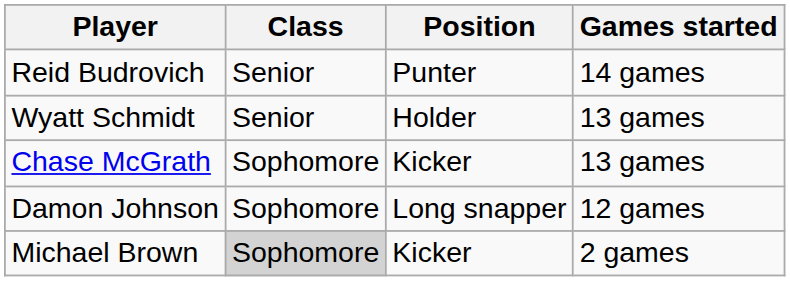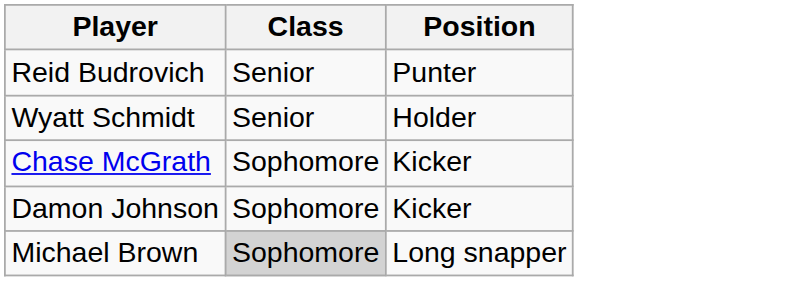- column: (679, 27)
(479, 207) Long snapper -> (432, 207) Kicker
(432, 252) Kicker -> (479, 252) Long snapper
